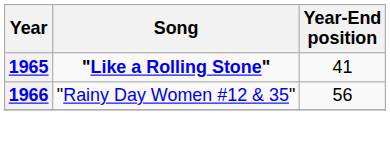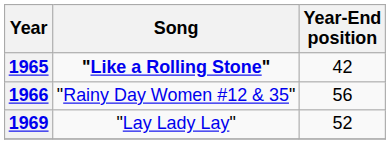(342, 67) 41 -> (342, 67) 42
+ row: (29, 124)
